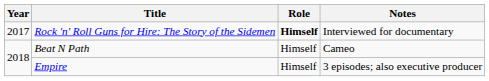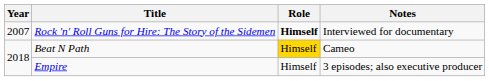(18, 31) 2017 -> (18, 31) 2007
(298, 48) no background -> (298, 48) gold background
